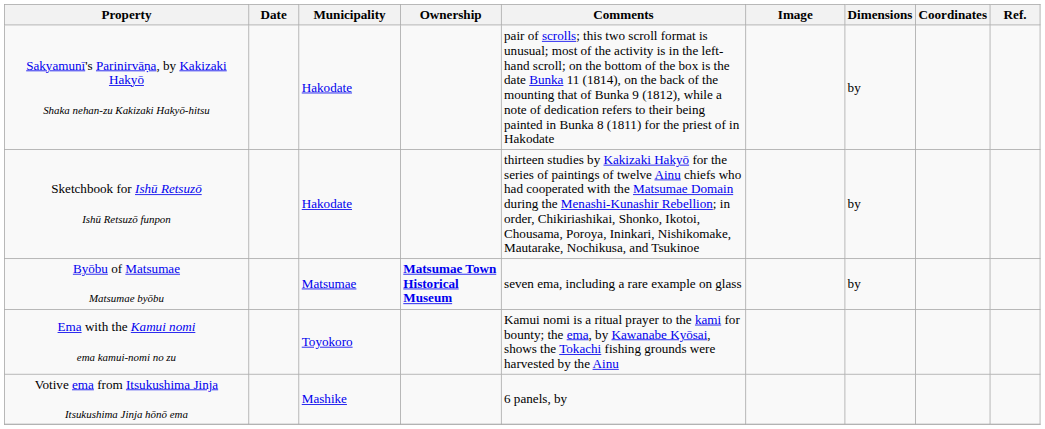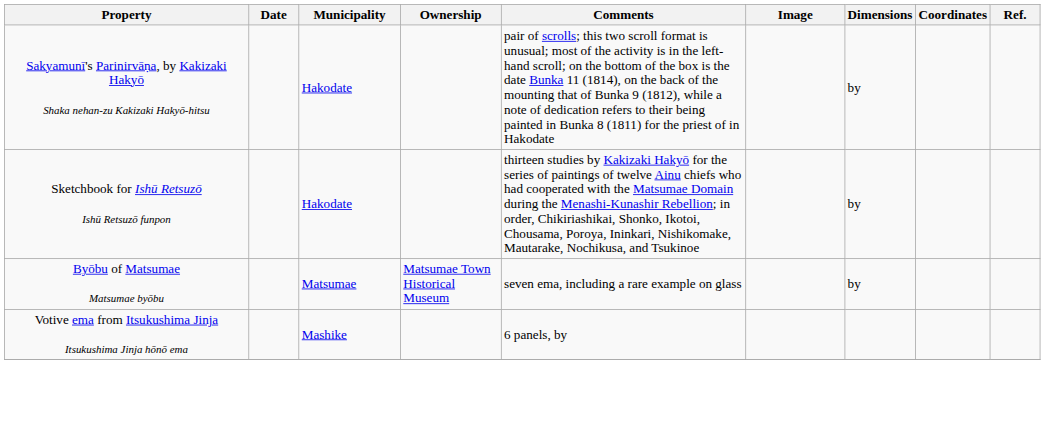(450, 283) bold -> (447, 283) normal
- row: (126, 341)
